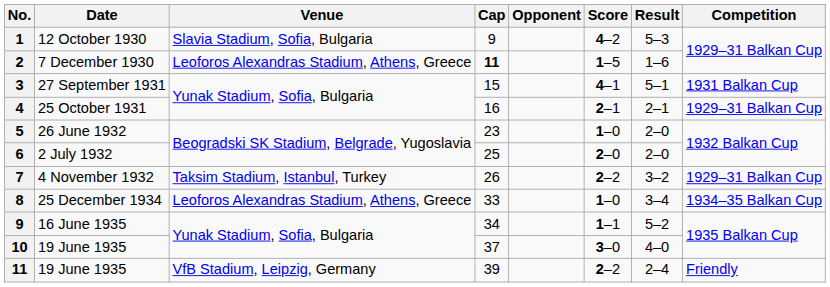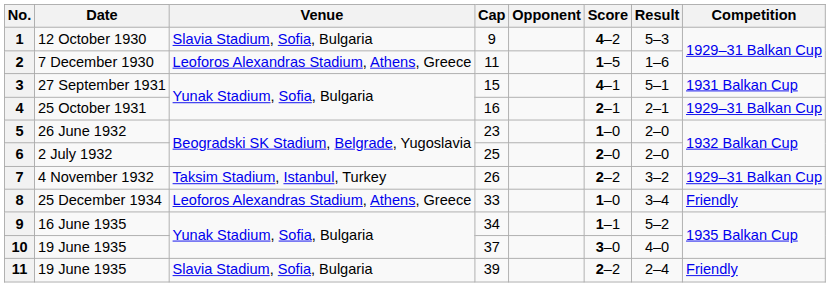(492, 62) bold -> (492, 62) normal
(754, 200) 1934–35 Balkan Cup -> (712, 200) Friendly
(274, 270) VfB Stadium, Leipzig, Germany -> (273, 270) Slavia Stadium, Sofia, Bulgaria
